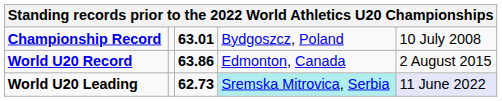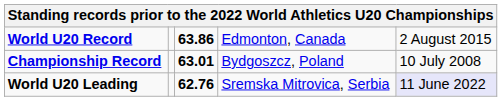rows swapped: (70, 61) <-> (85, 38)
(196, 84) 62.73 -> (196, 84) 62.76
(305, 84) paleturquoise background -> (305, 84) no background
